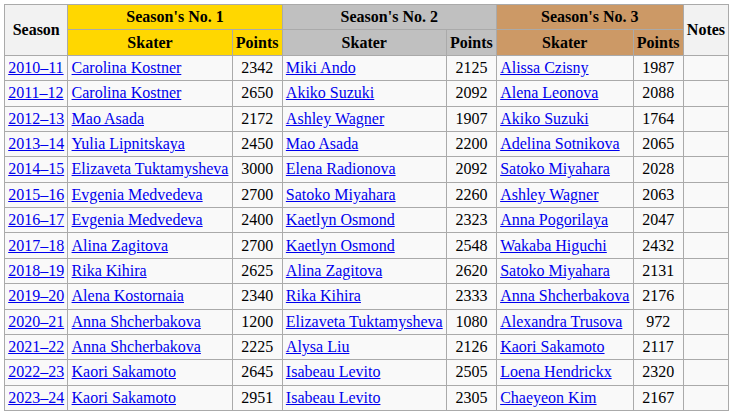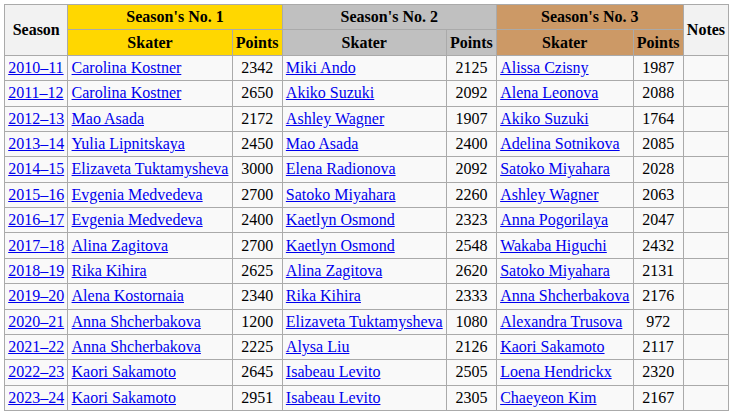(471, 144) 2200 -> (471, 144) 2400
(658, 144) 2065 -> (658, 144) 2085
